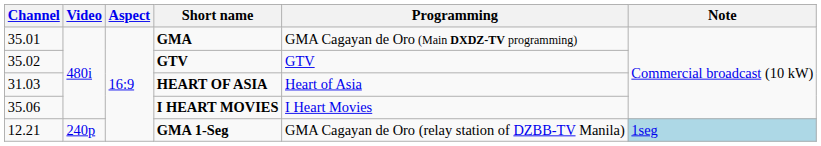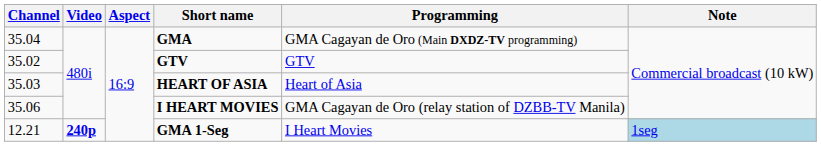(24, 38) 35.01 -> (24, 38) 35.04
(24, 84) 31.03 -> (24, 84) 35.03
(329, 107) I Heart Movies -> (455, 107) GMA Cagayan de Oro (relay station of DZBB-TV Manila)
(81, 130) normal -> (81, 130) bold
(455, 130) GMA Cagayan de Oro (relay station of DZBB-TV Manila) -> (329, 130) I Heart Movies
